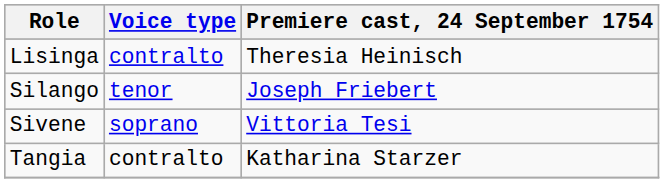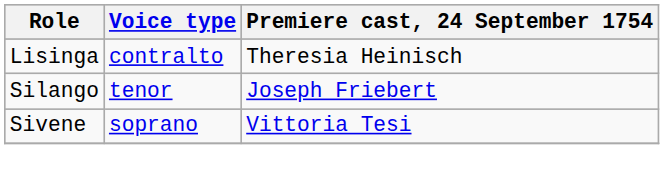- row: (48, 160)
